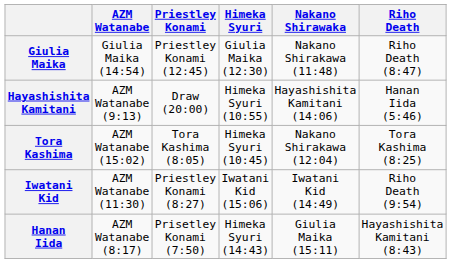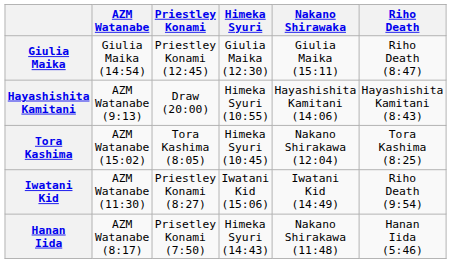(315, 58) Nakano Shirakawa (11:48) -> (315, 58) Giulia Maika (15:11)
(402, 103) Hanan Iida (5:46) -> (402, 103) Hayashishita Kamitani (8:43)
(315, 236) Giulia Maika (15:11) -> (315, 236) Nakano Shirakawa (11:48)
(402, 236) Hayashishita Kamitani (8:43) -> (402, 236) Hanan Iida (5:46)
